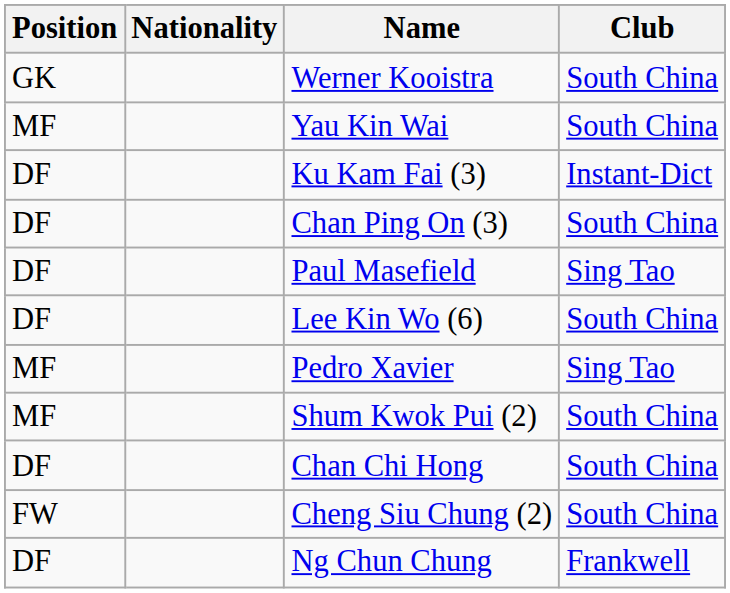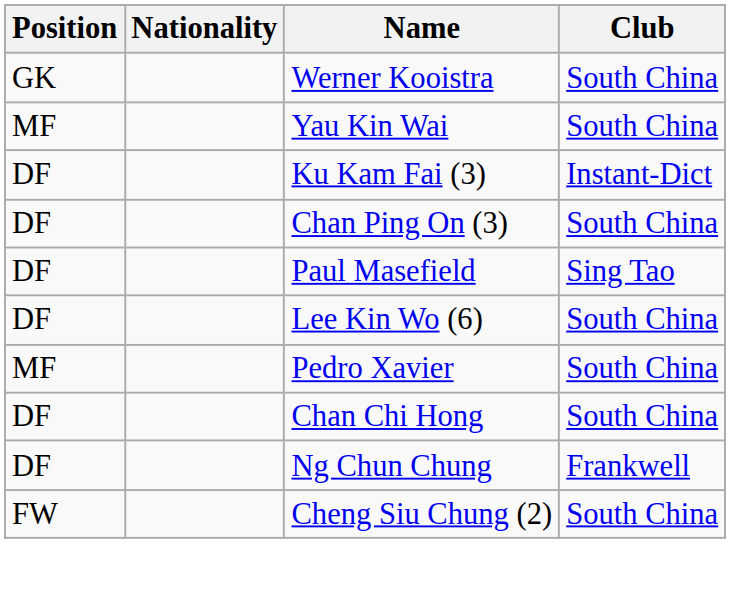(620, 367) Sing Tao -> (642, 367) South China
- row: (414, 416)
rows swapped: (392, 561) <-> (422, 513)
